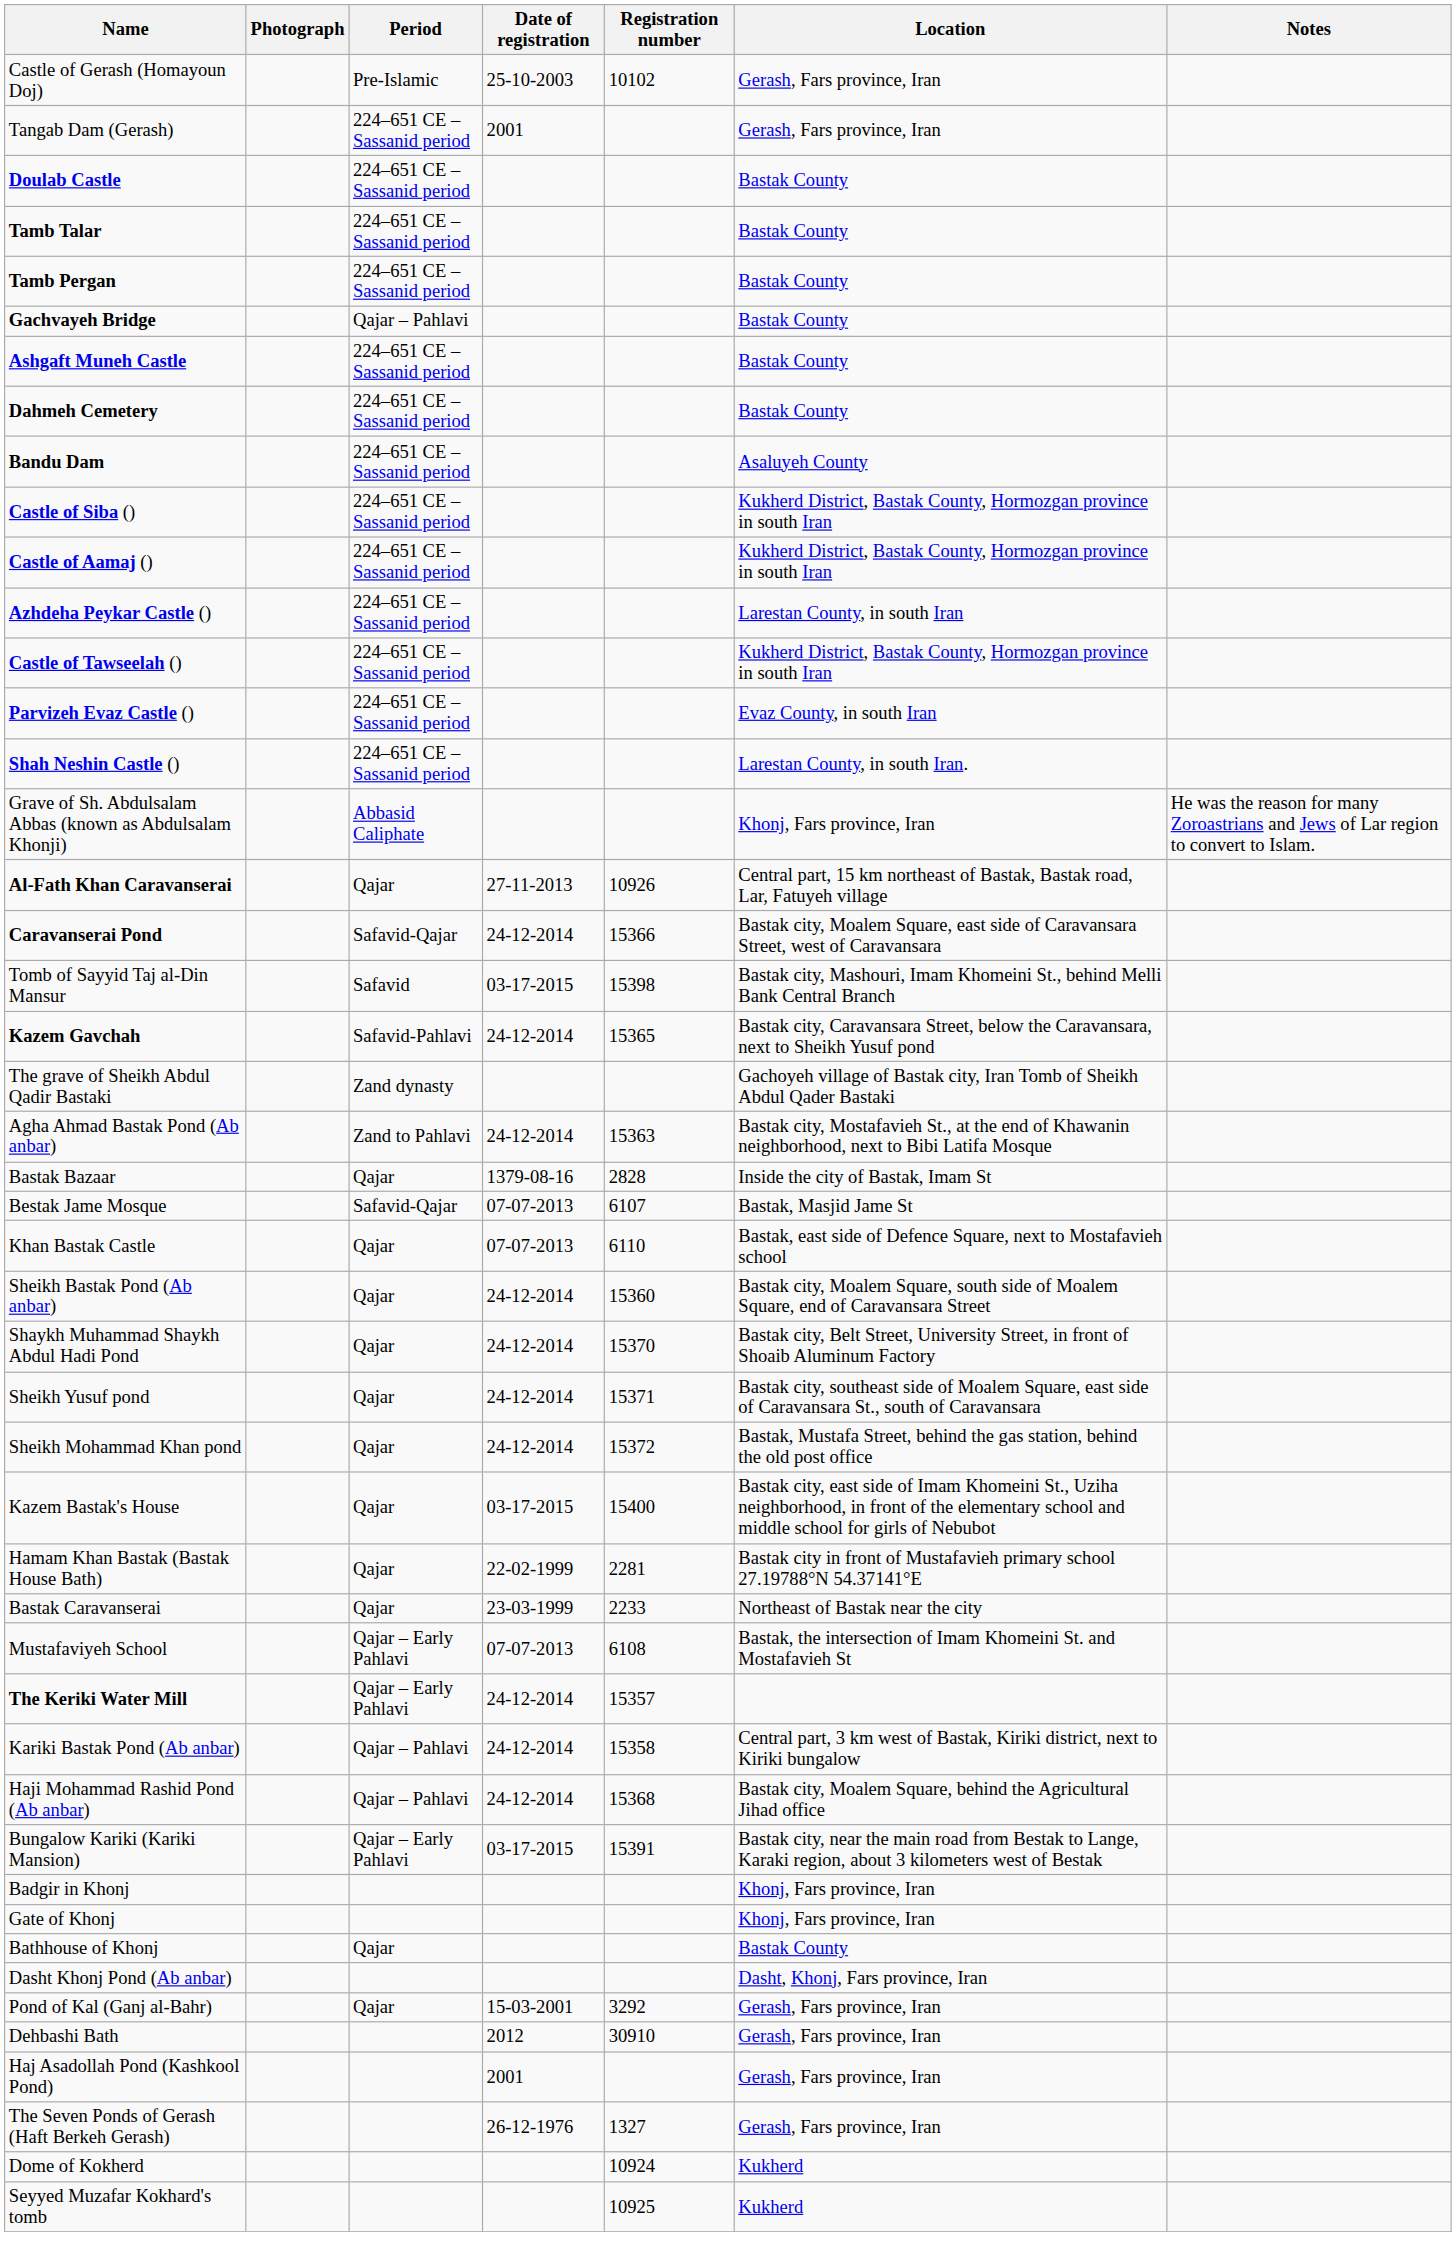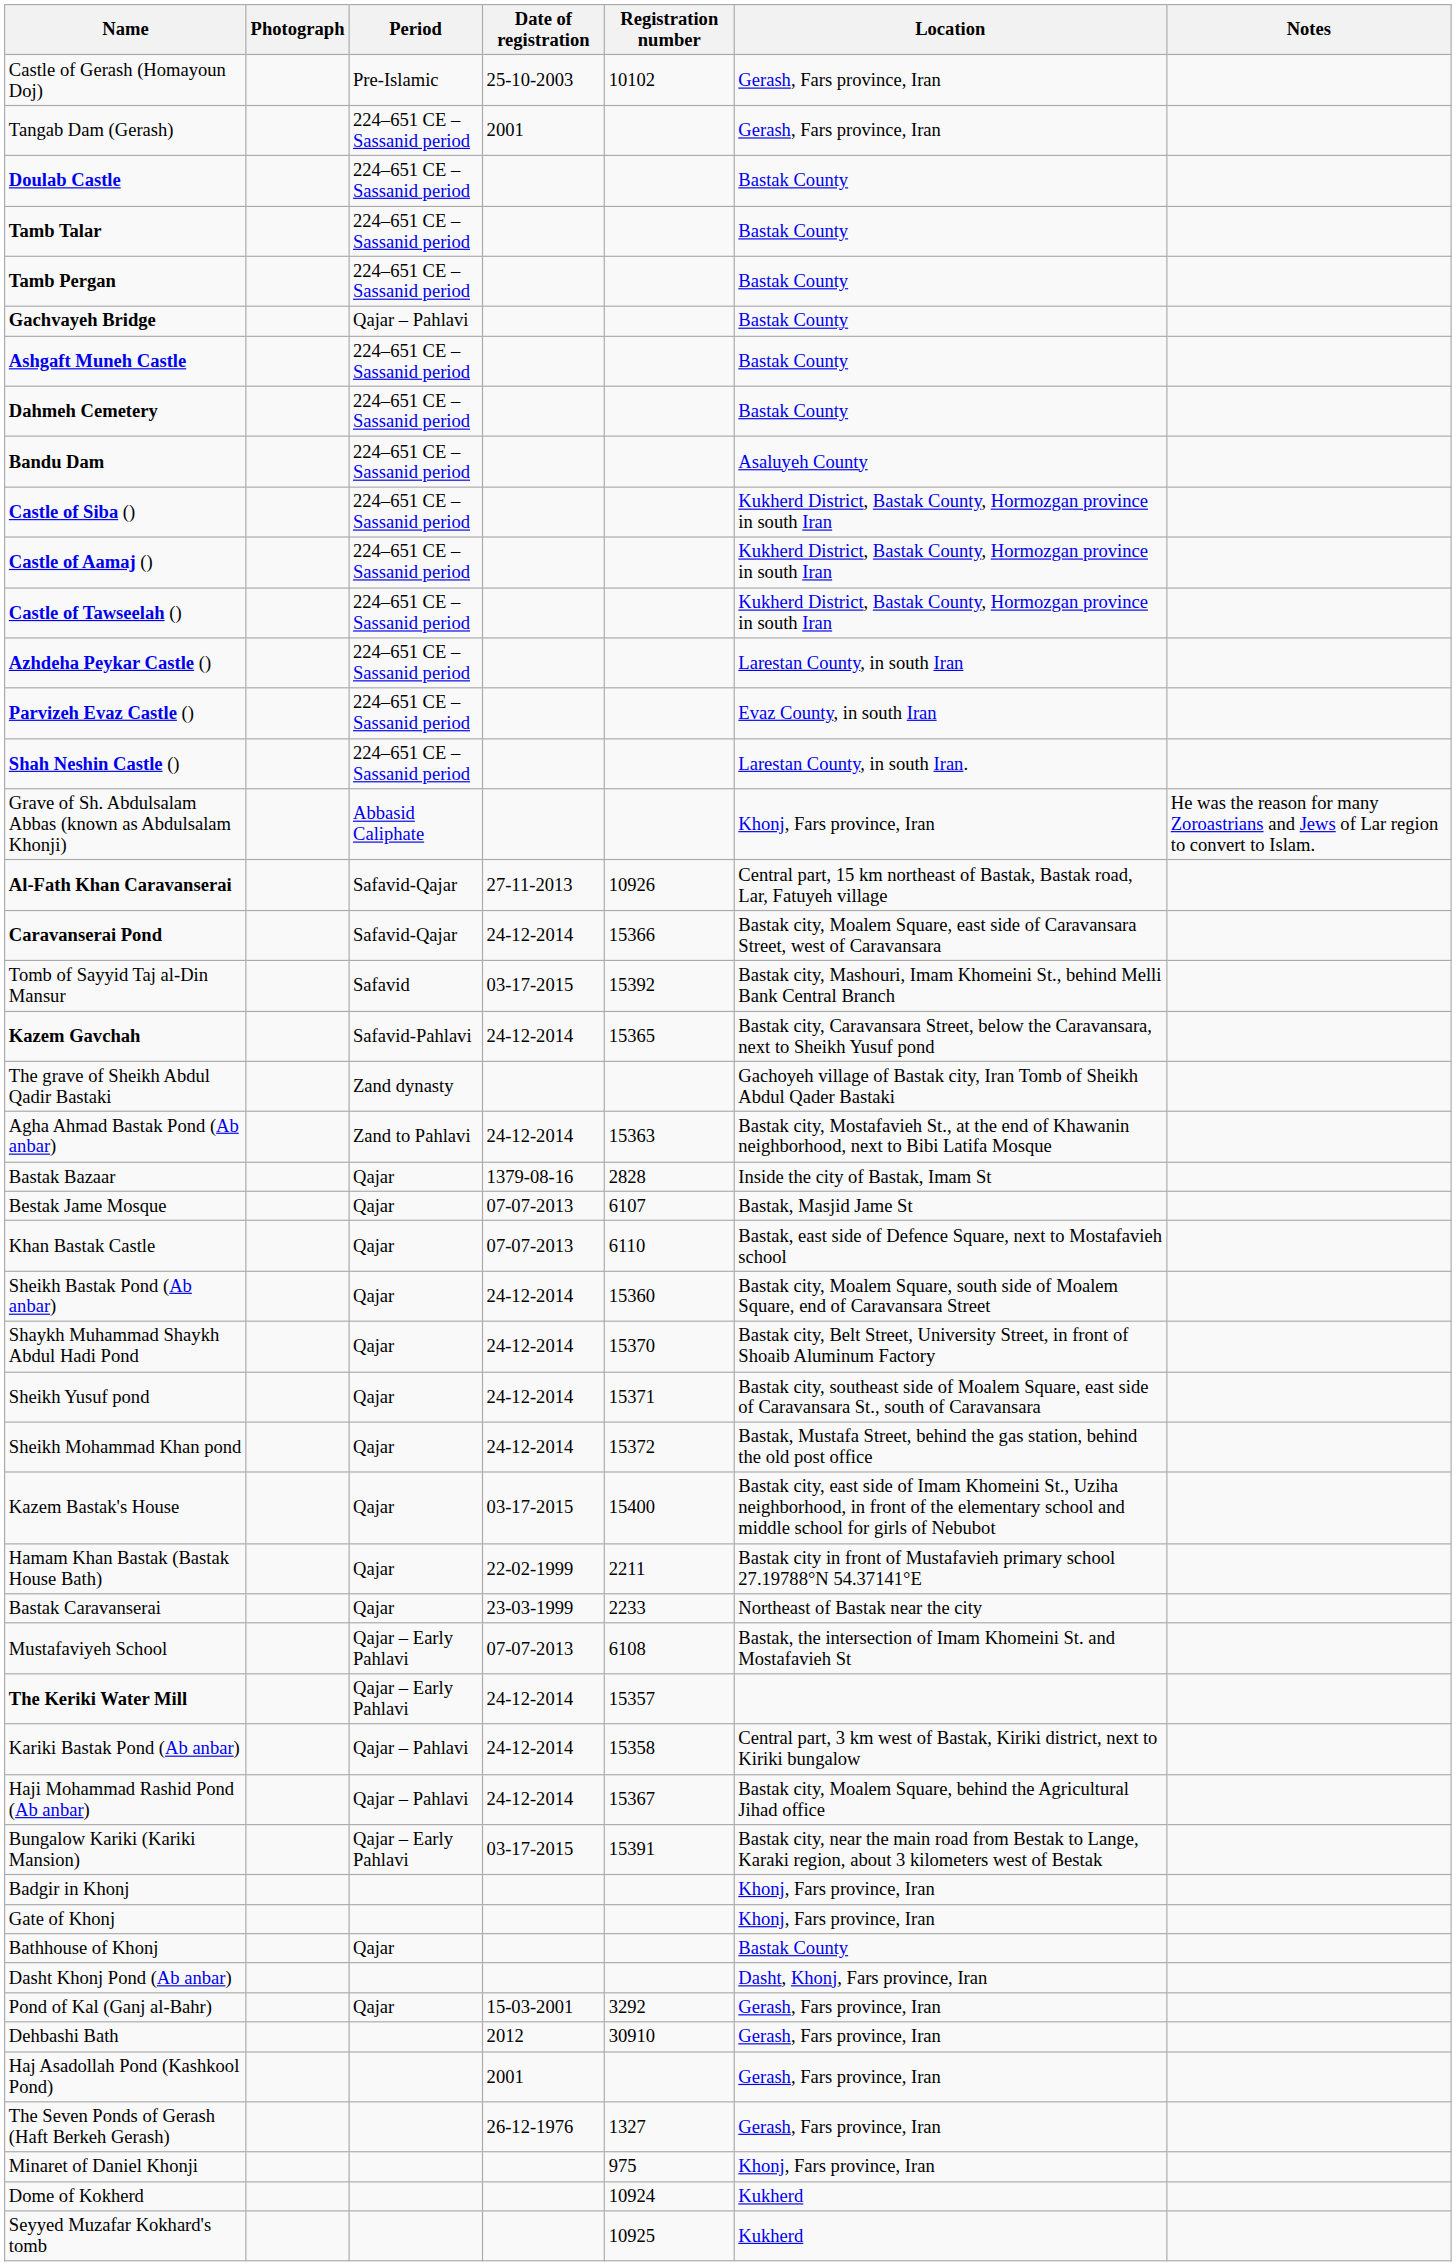rows swapped: (95, 662) <-> (110, 612)
(374, 885) Qajar -> (405, 885) Safavid-Qajar
(632, 985) 15398 -> (632, 985) 15392
(405, 1205) Safavid-Qajar -> (374, 1205) Qajar
(627, 1568) 2281 -> (627, 1568) 2211
(632, 1799) 15368 -> (632, 1799) 15367
+ row: (103, 2166)
